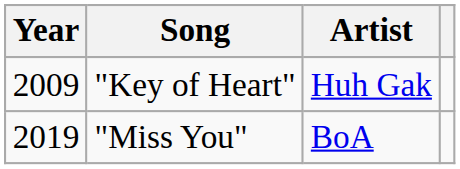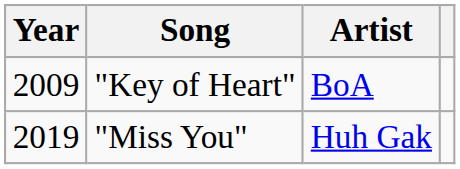(371, 83) Huh Gak -> (342, 83) BoA
(342, 136) BoA -> (371, 136) Huh Gak
